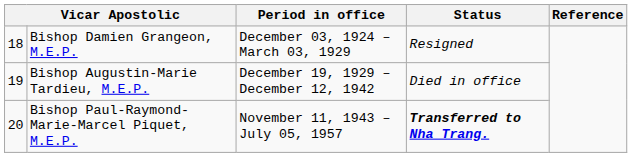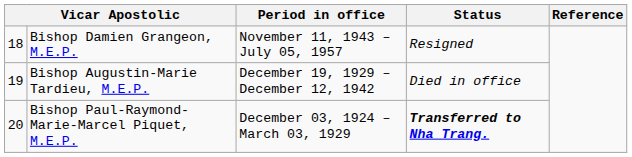(315, 45) December 03, 1924 – March 03, 1929 -> (315, 45) November 11, 1943 – July 05, 1957
(315, 126) November 11, 1943 – July 05, 1957 -> (315, 126) December 03, 1924 – March 03, 1929
